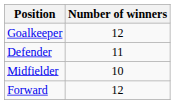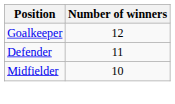- row: (27, 90)
